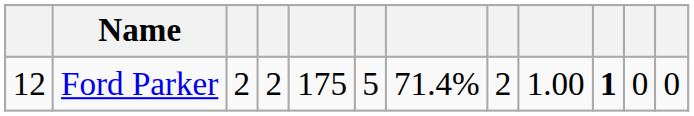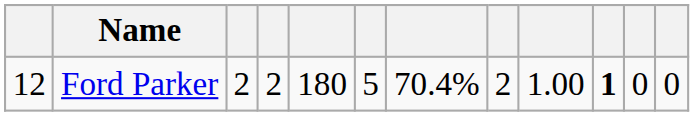(322, 83) 175 -> (322, 83) 180
(437, 83) 71.4% -> (437, 83) 70.4%
